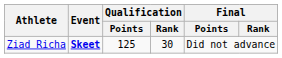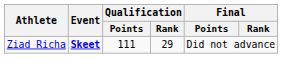(126, 44) 125 -> (126, 44) 111
(167, 44) 30 -> (167, 44) 29
